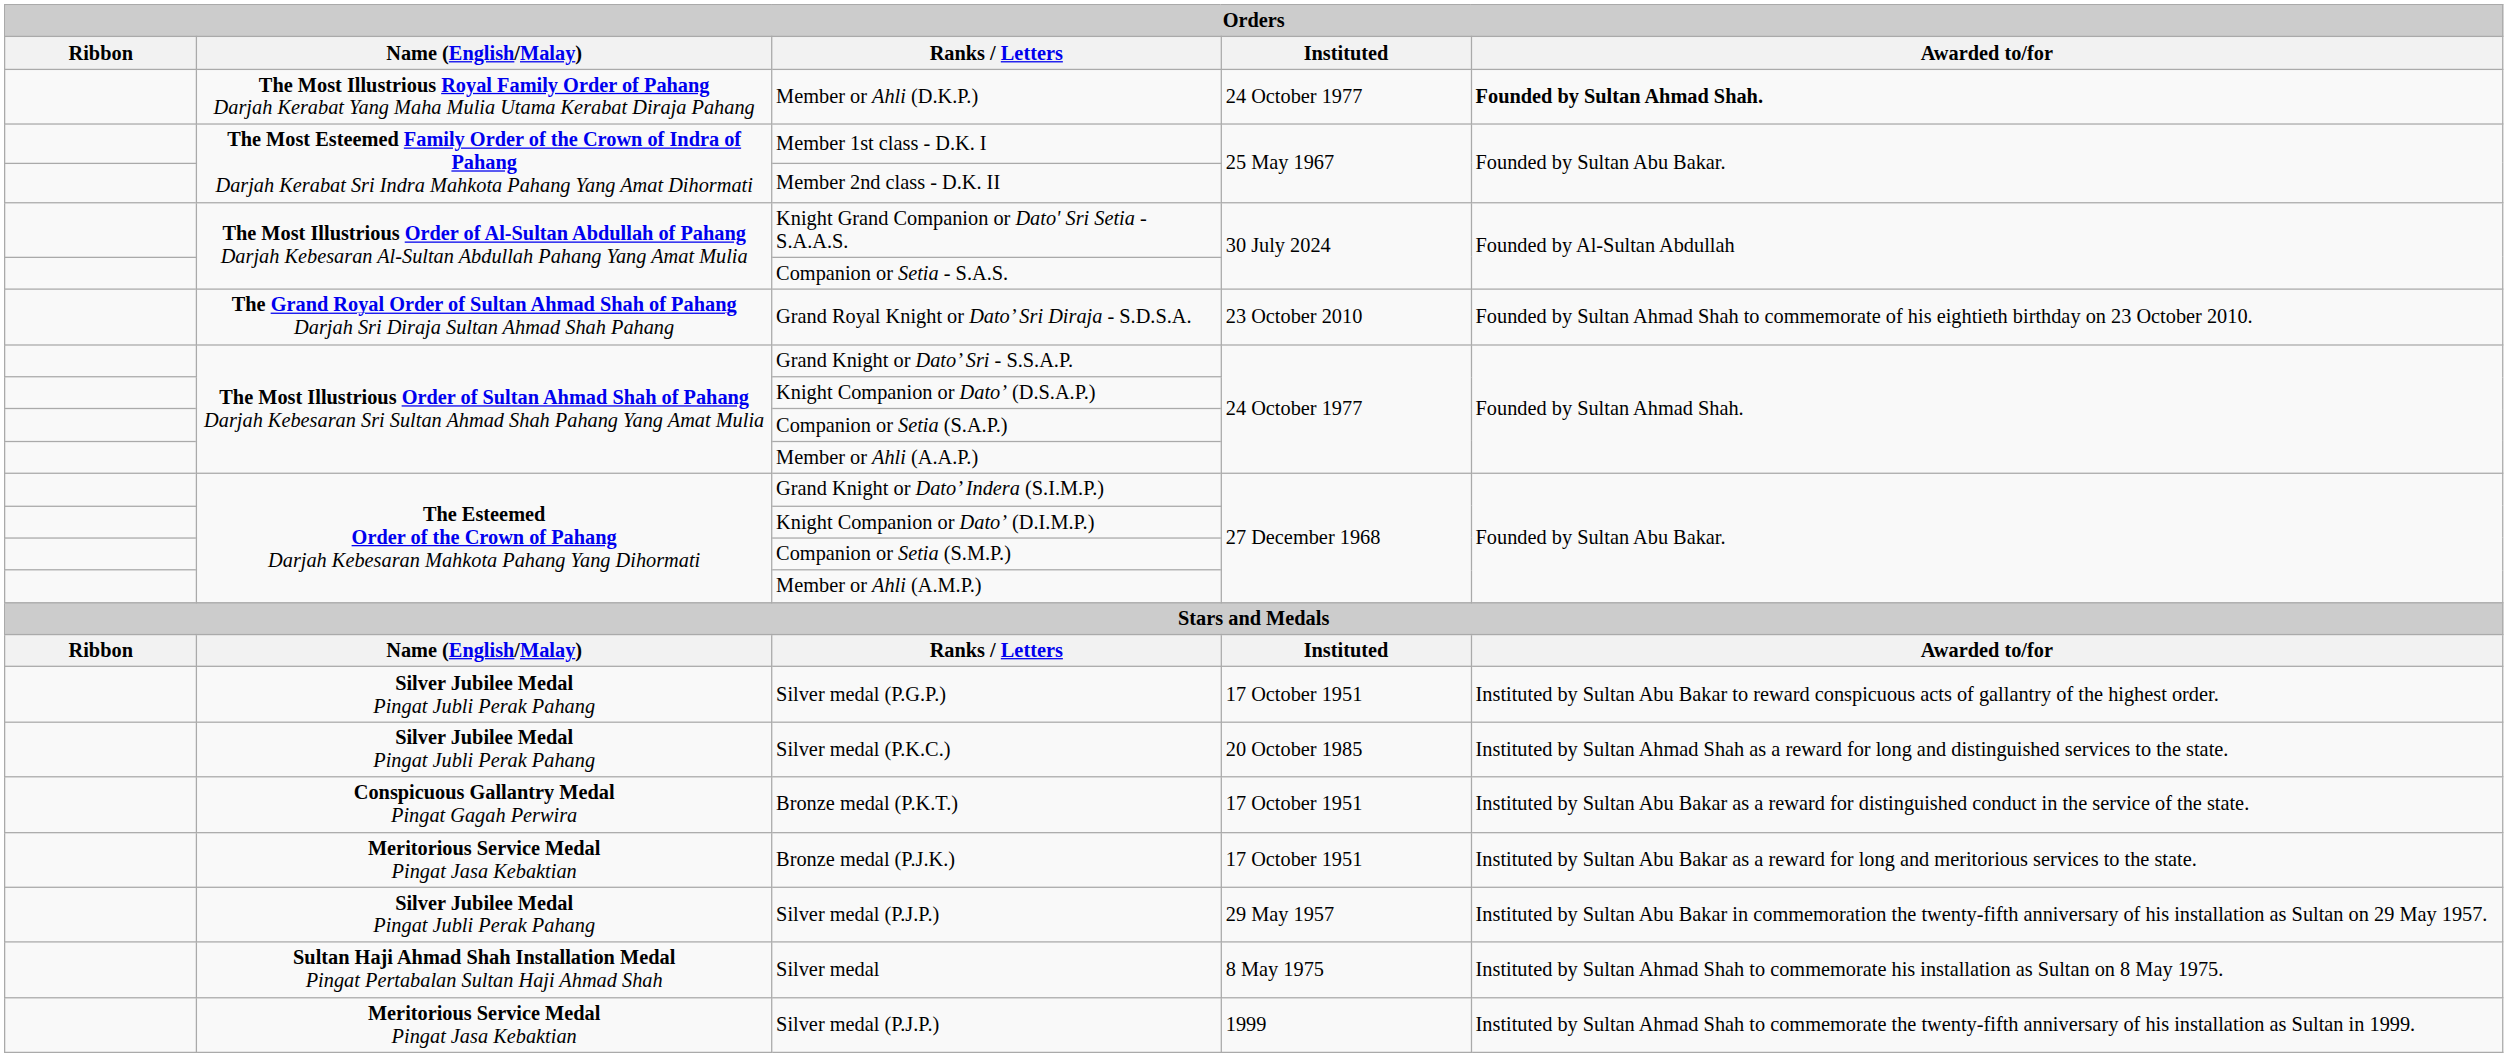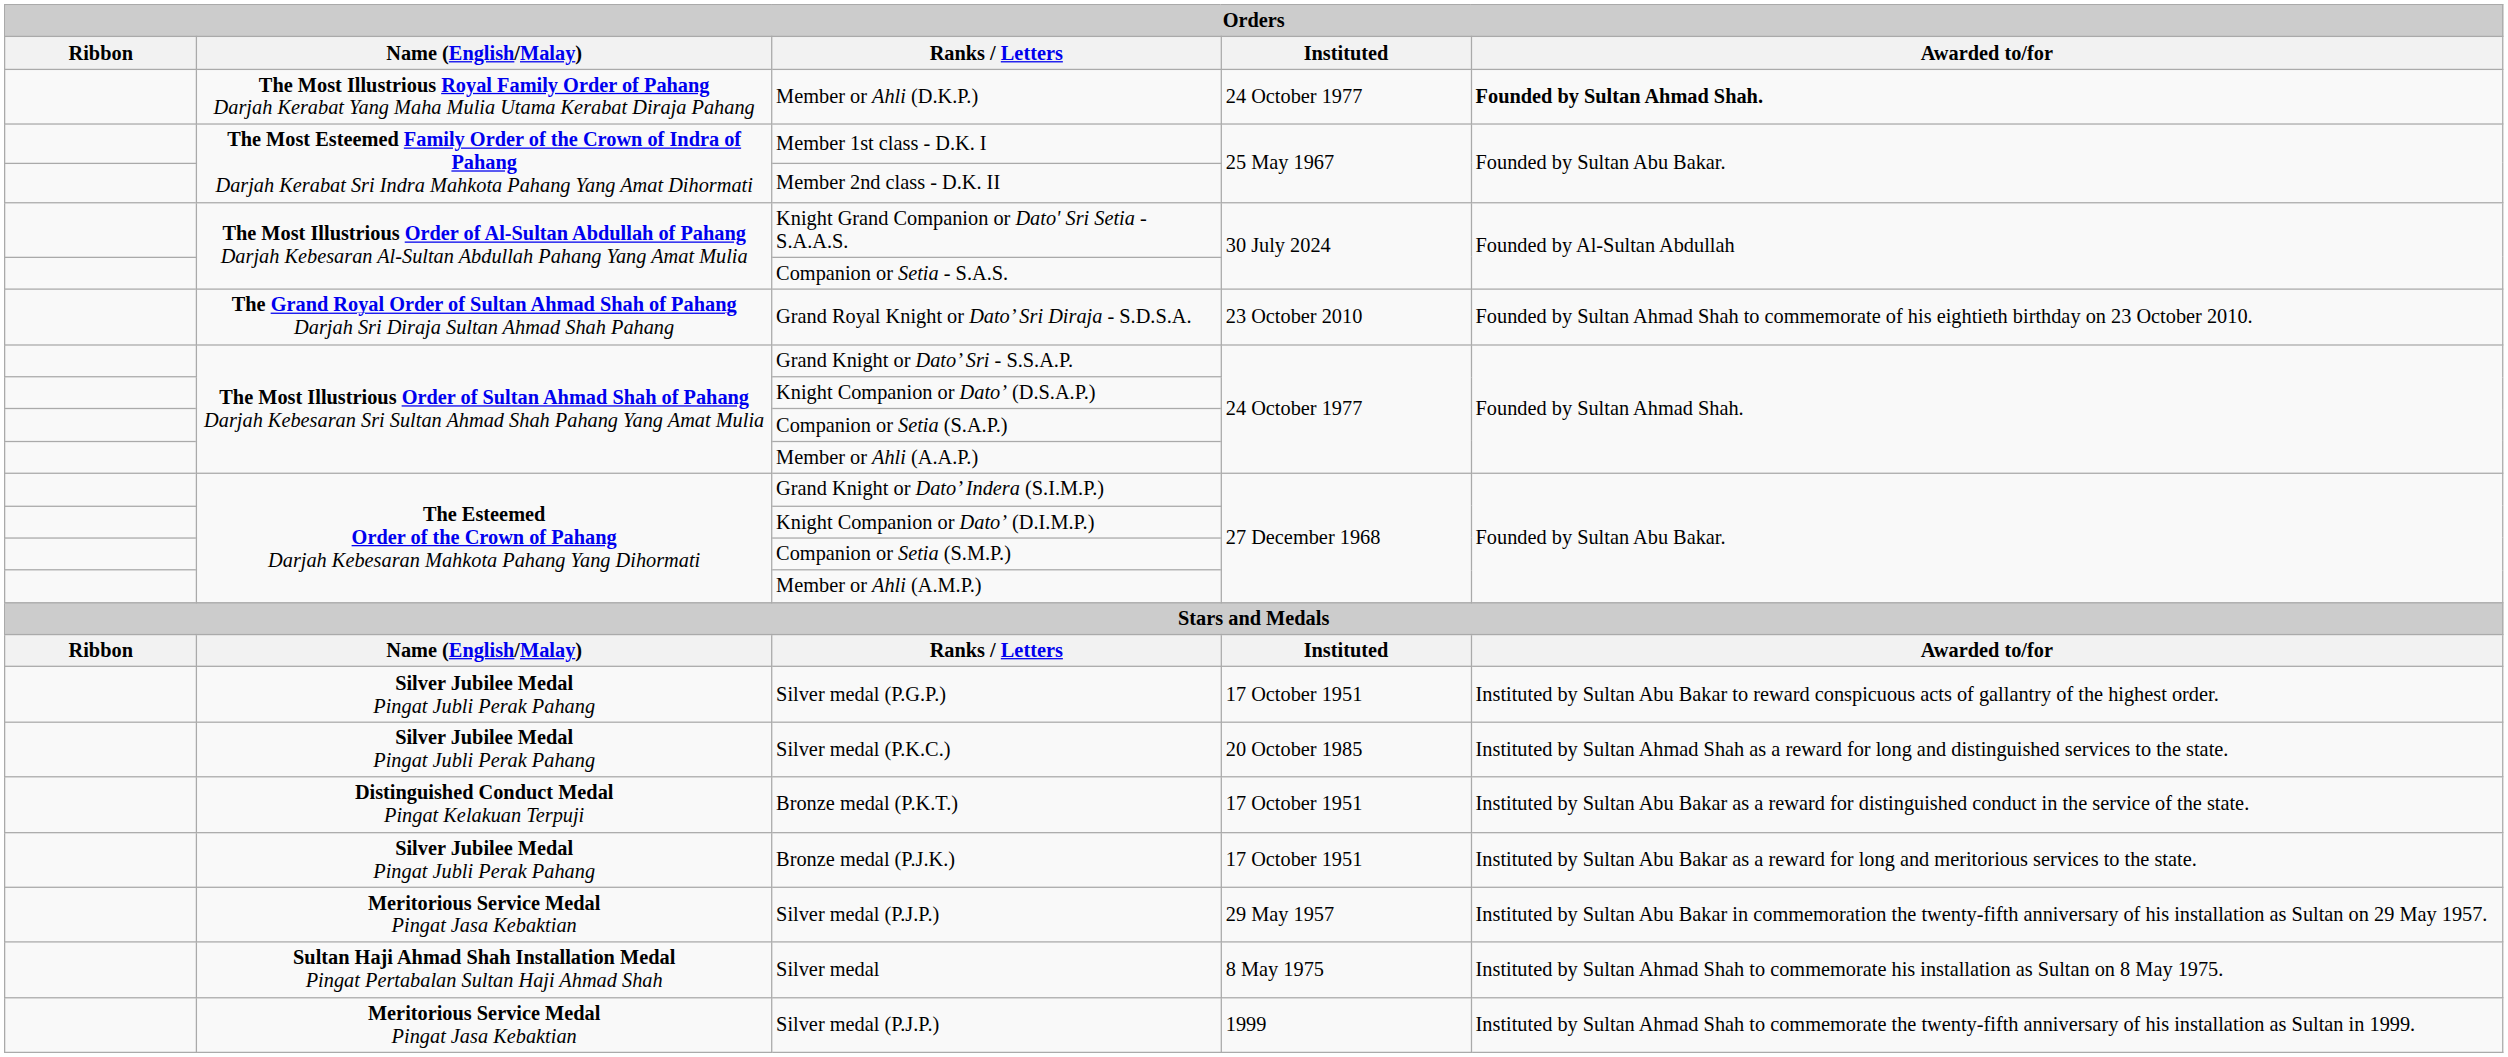(484, 804) Conspicuous Gallantry Medal Pingat Gagah Perwira -> (484, 804) Distinguished Conduct Medal Pingat Kelakuan Terpuji
(484, 859) Meritorious Service Medal Pingat Jasa Kebaktian -> (484, 859) Silver Jubilee Medal Pingat Jubli Perak Pahang
(484, 914) Silver Jubilee Medal Pingat Jubli Perak Pahang -> (484, 914) Meritorious Service Medal Pingat Jasa Kebaktian
